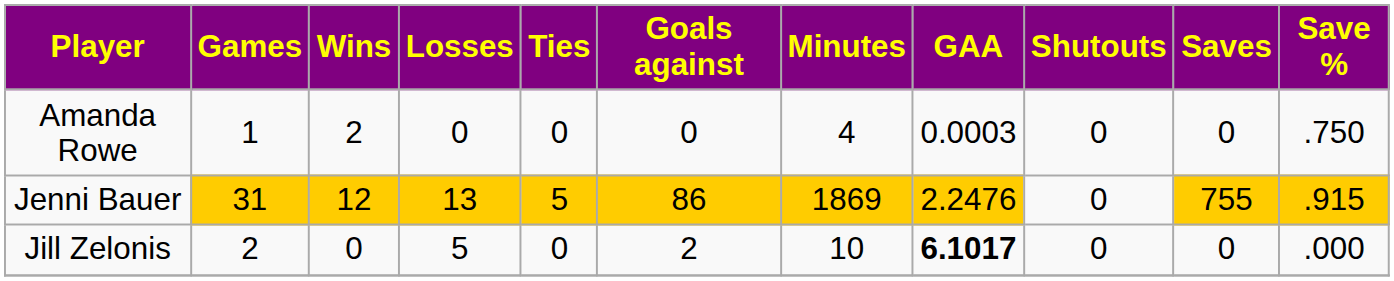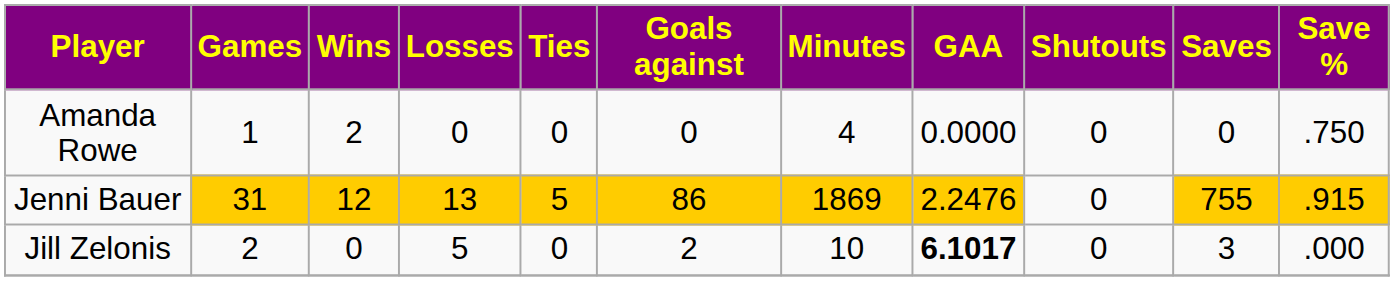(968, 132) 0.0003 -> (968, 132) 0.0000
(1226, 249) 0 -> (1226, 249) 3
